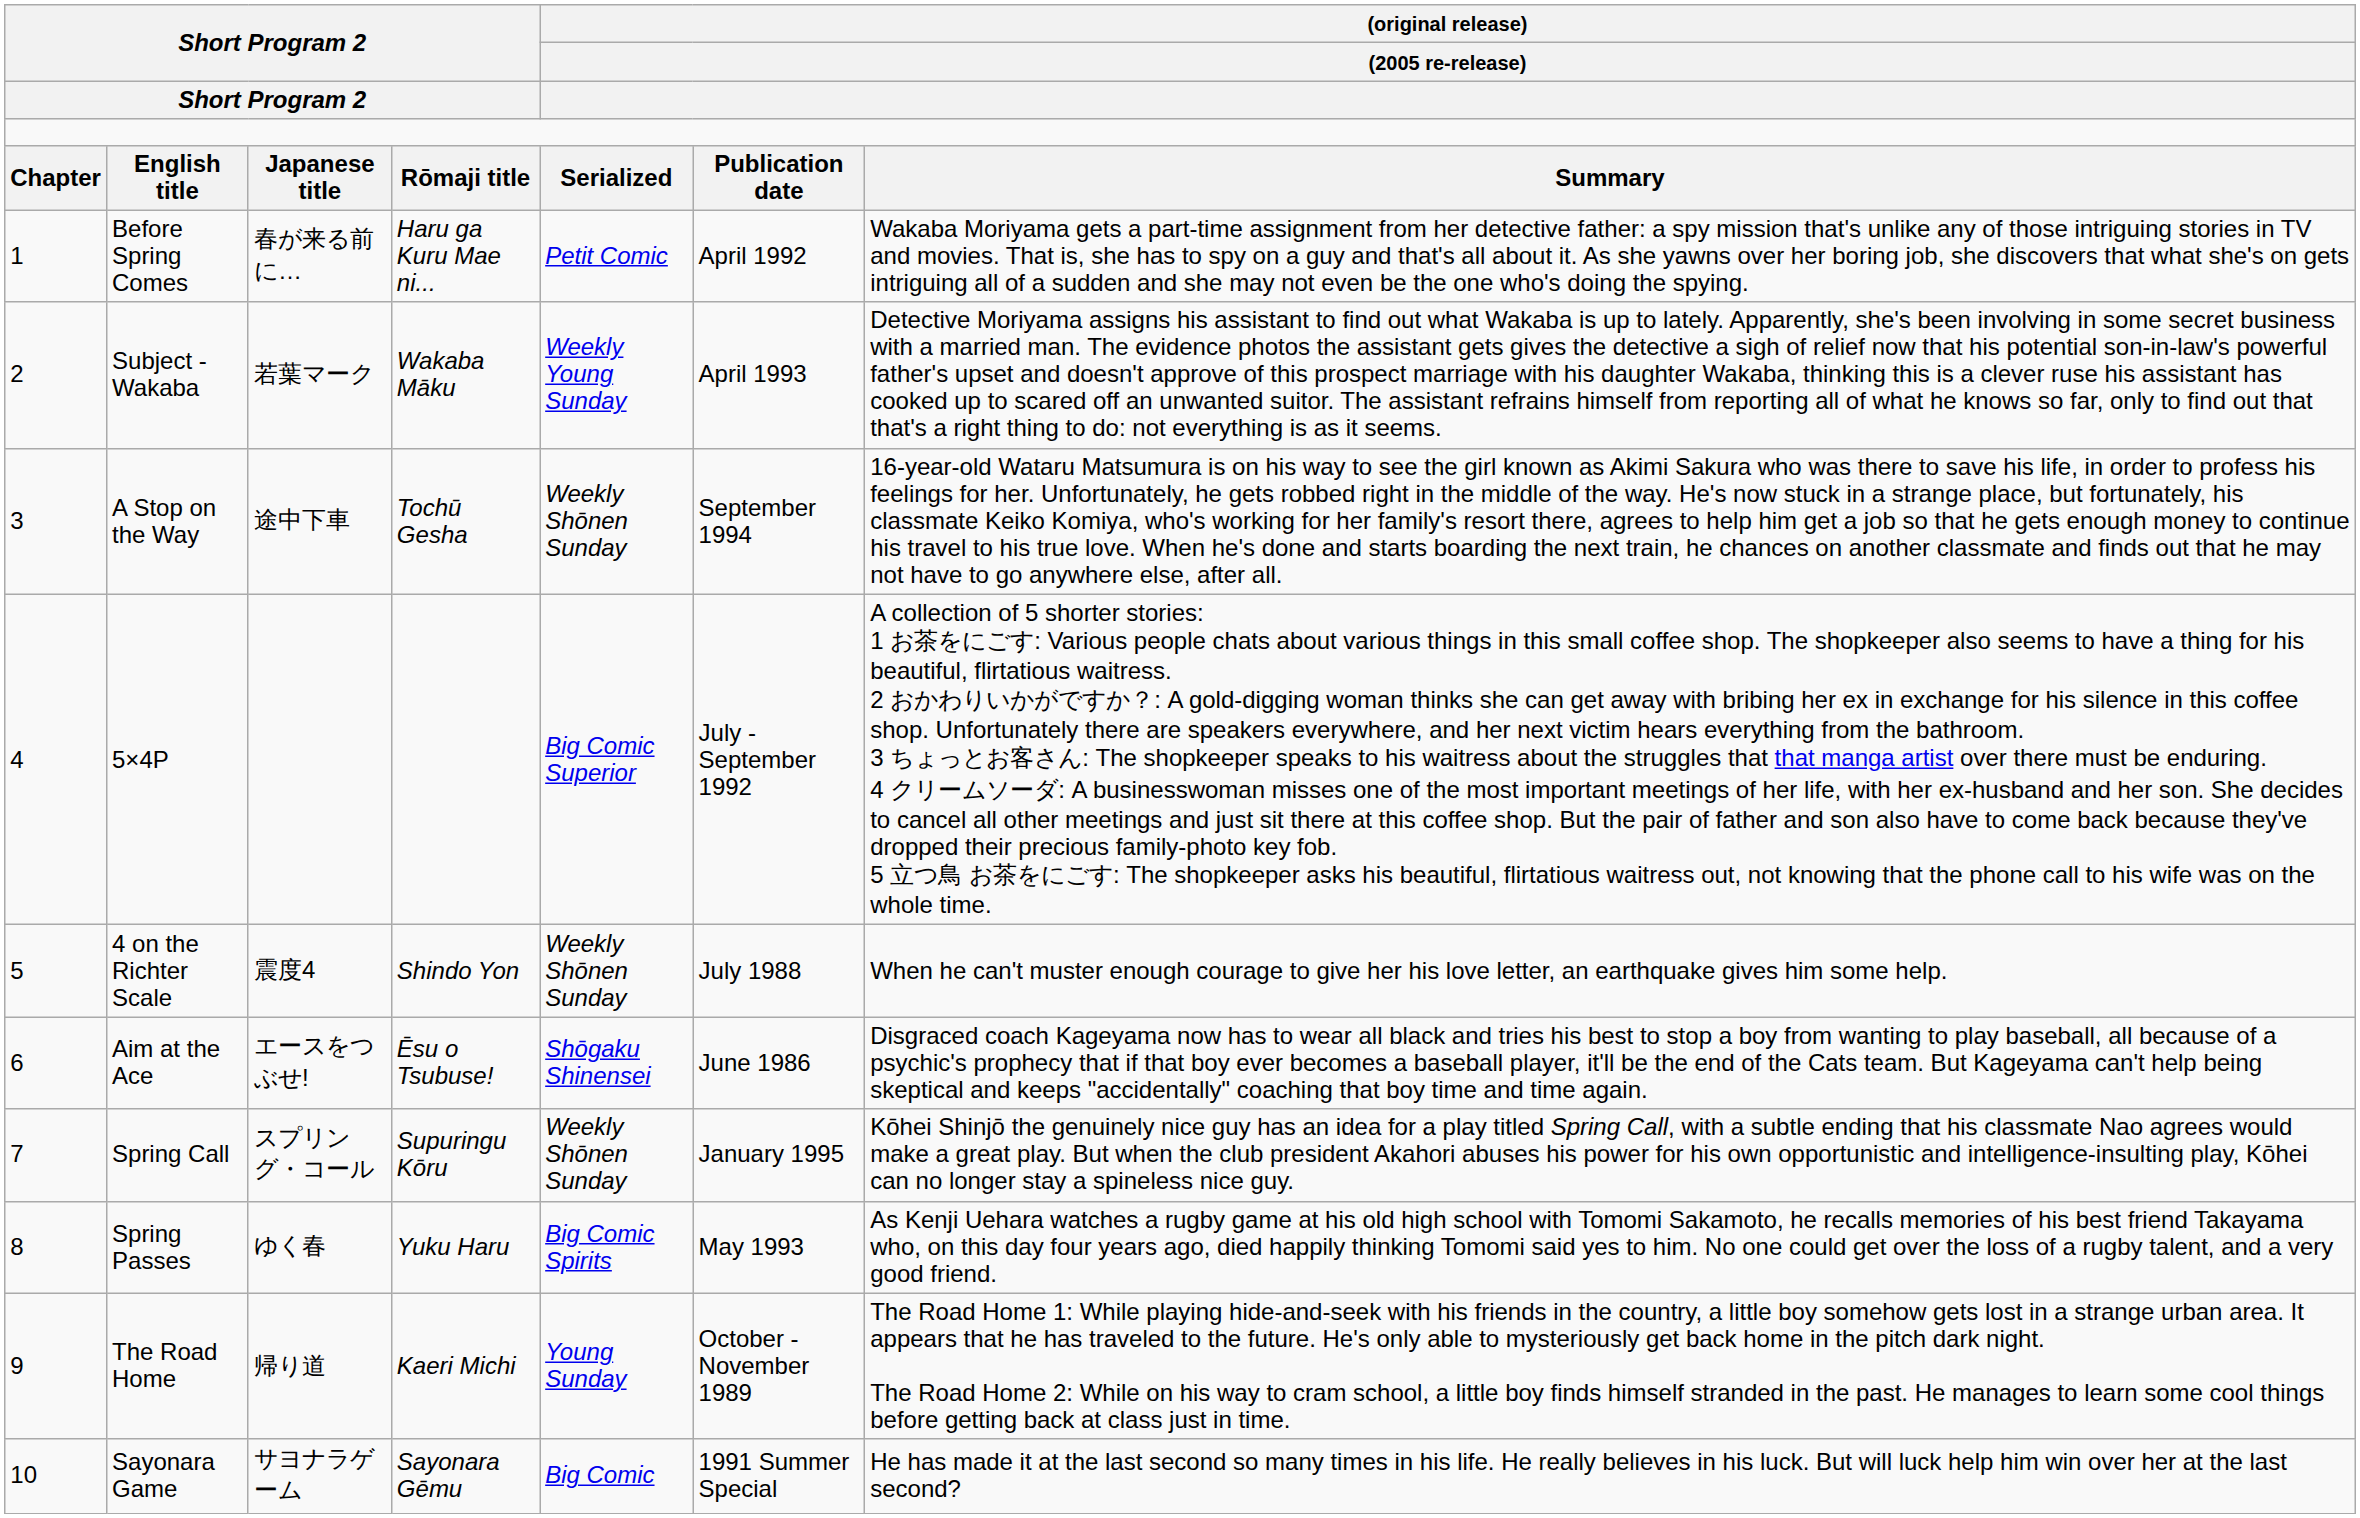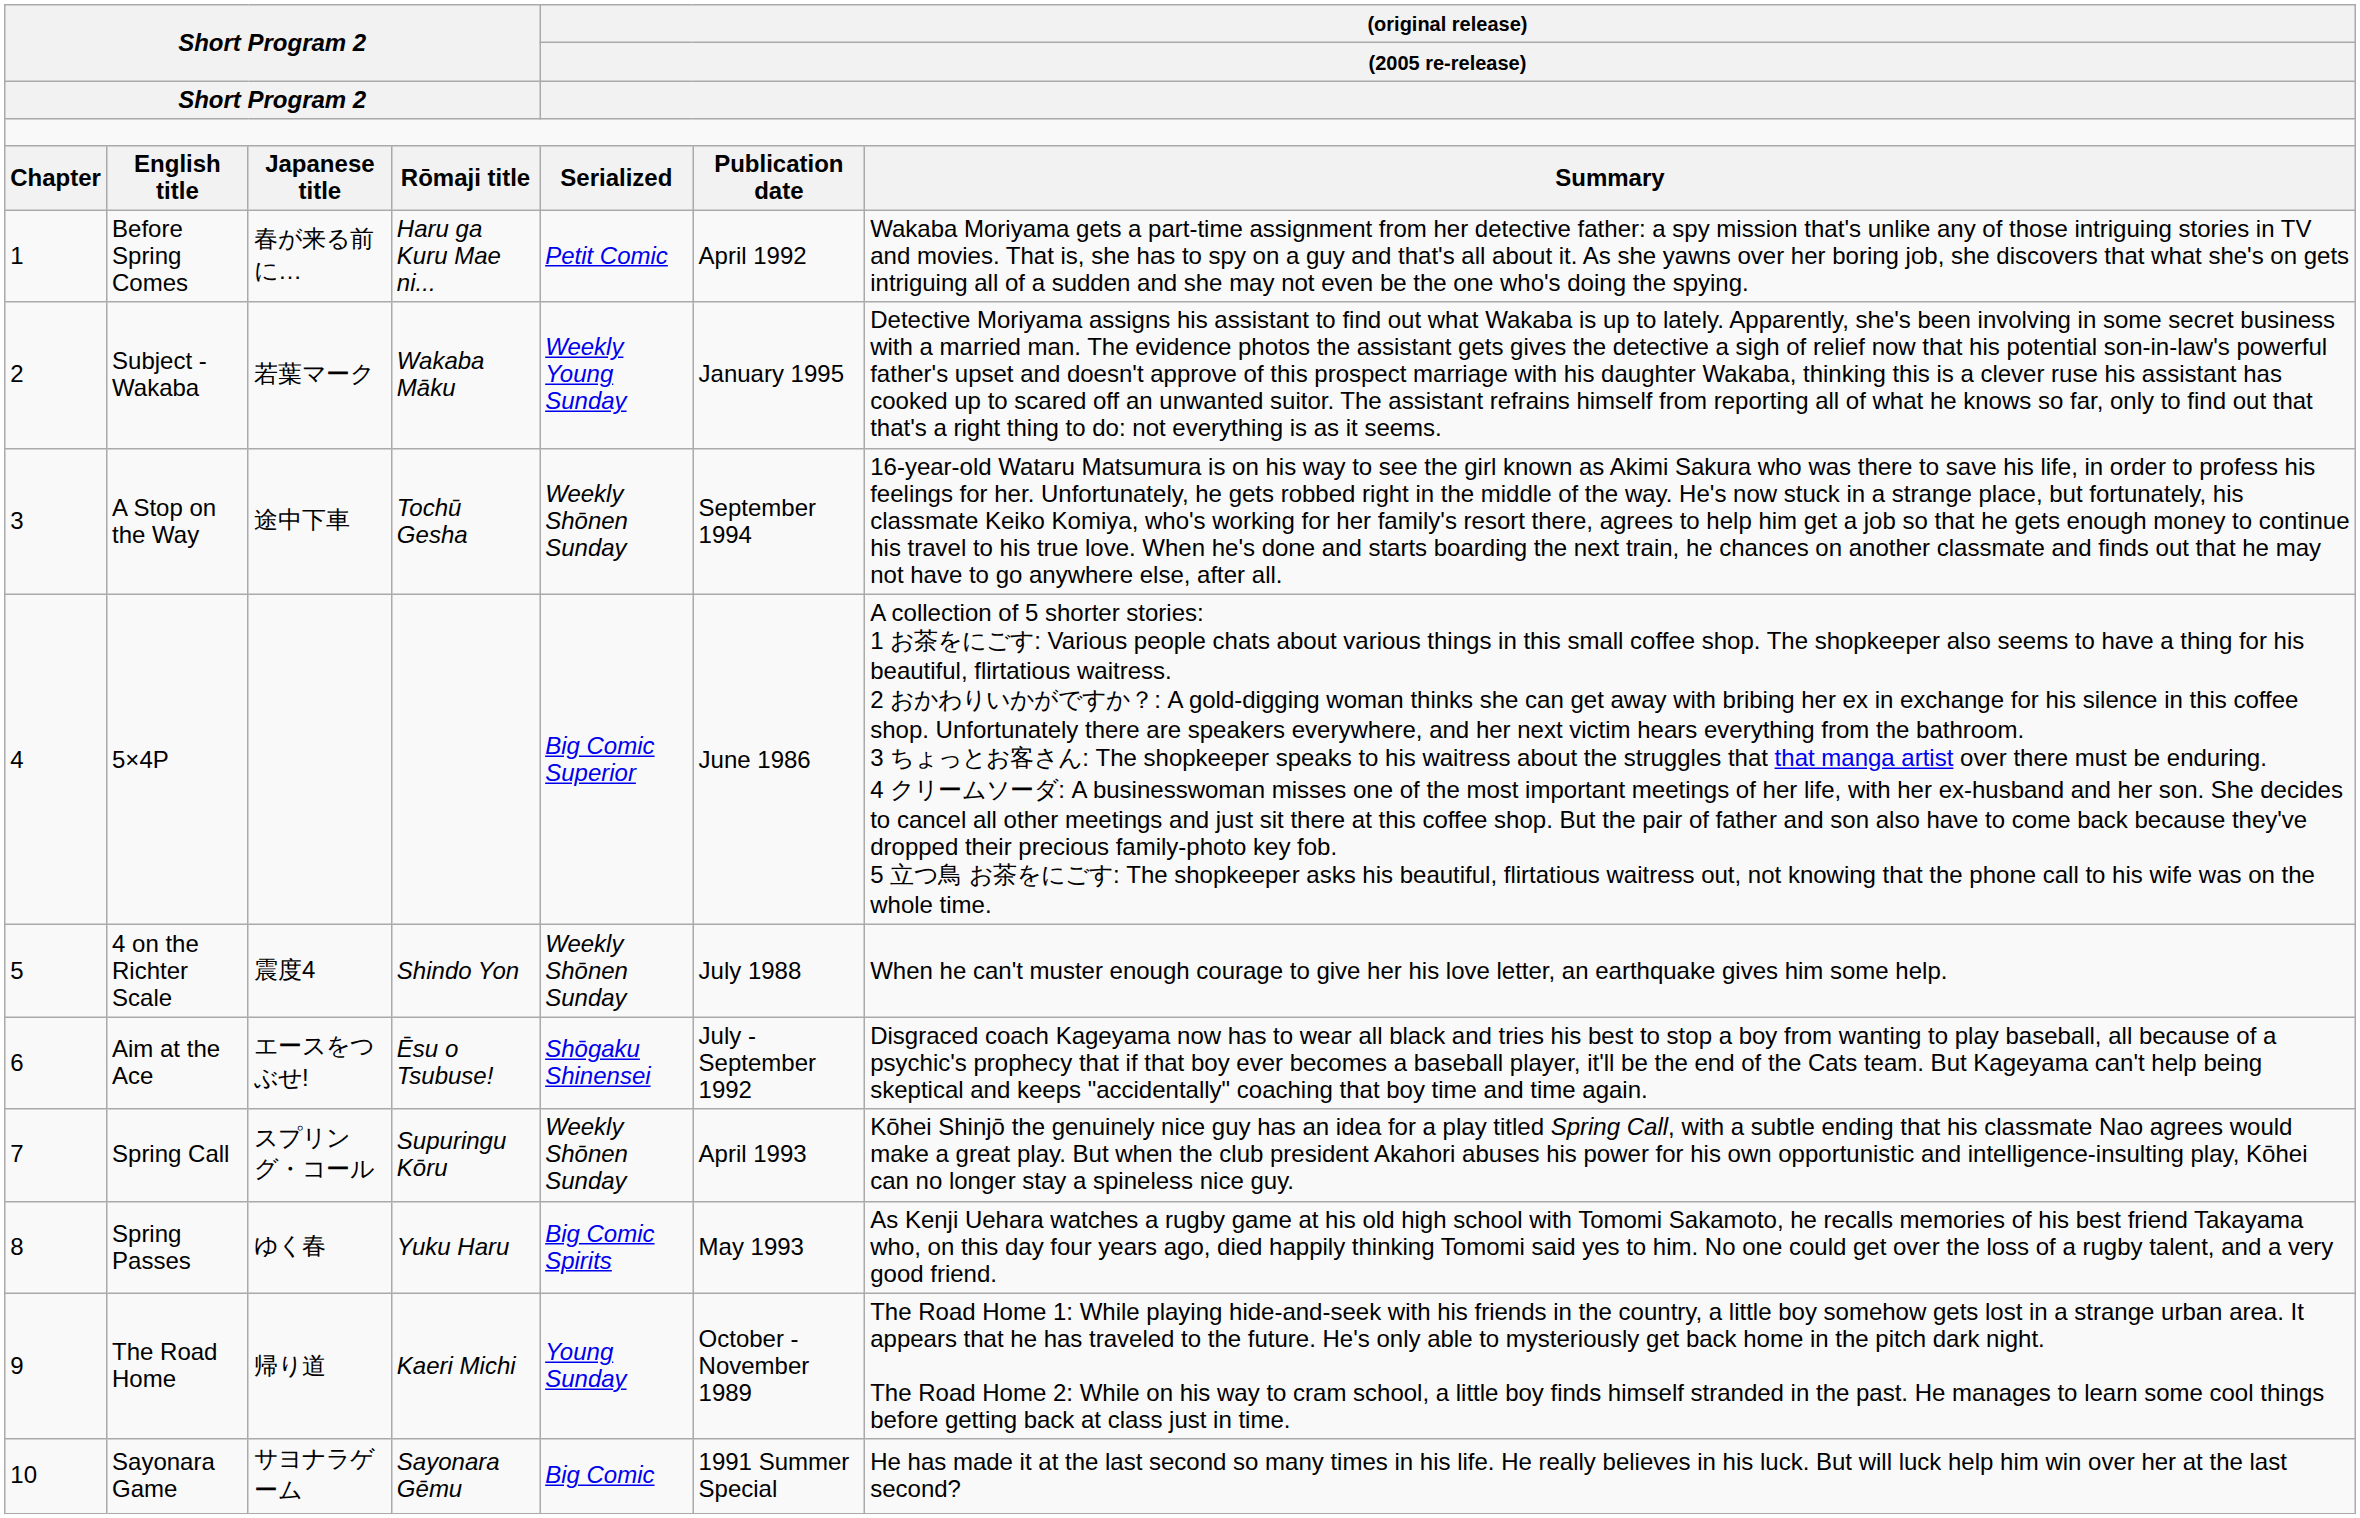(753, 374) April 1993 -> (771, 374) January 1995
(757, 759) July - September 1992 -> (755, 759) June 1986
(755, 1062) June 1986 -> (757, 1062) July - September 1992
(771, 1154) January 1995 -> (753, 1154) April 1993
